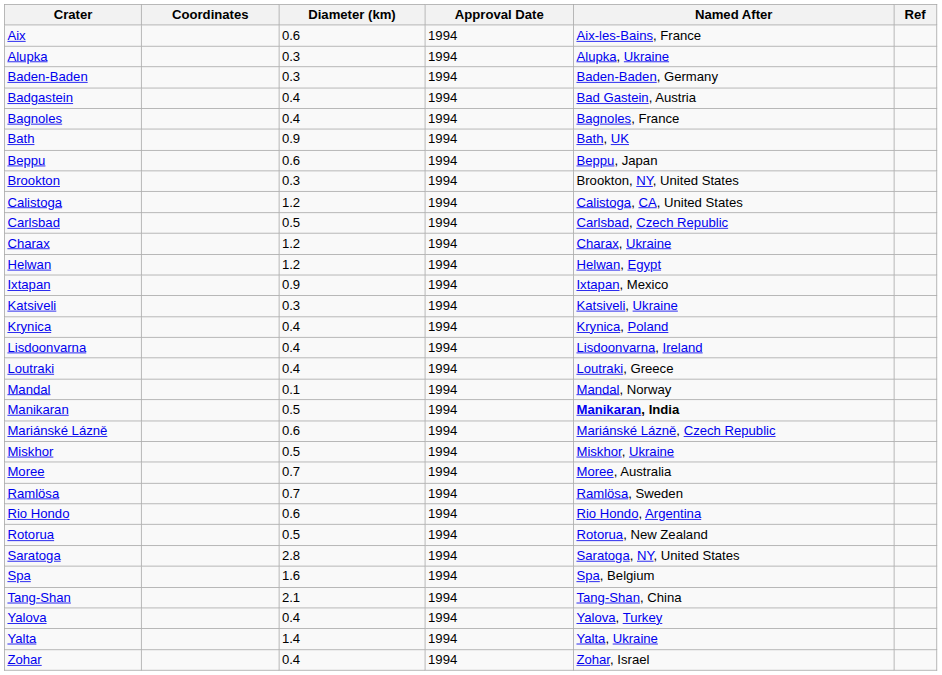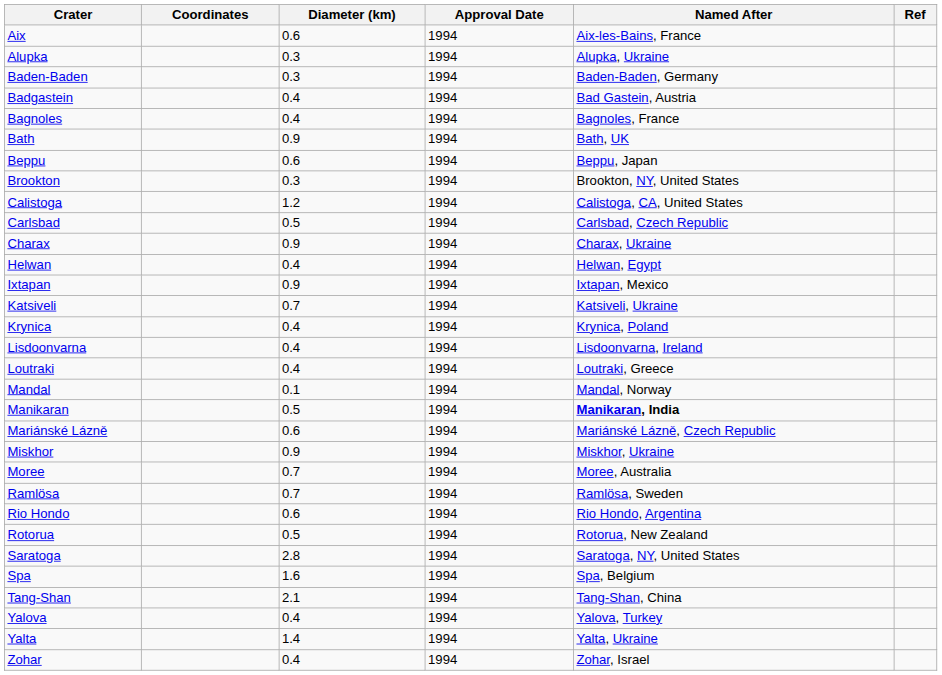(291, 243) 1.2 -> (291, 243) 0.9
(291, 264) 1.2 -> (291, 264) 0.4
(291, 306) 0.3 -> (291, 306) 0.7
(291, 451) 0.5 -> (291, 451) 0.9
